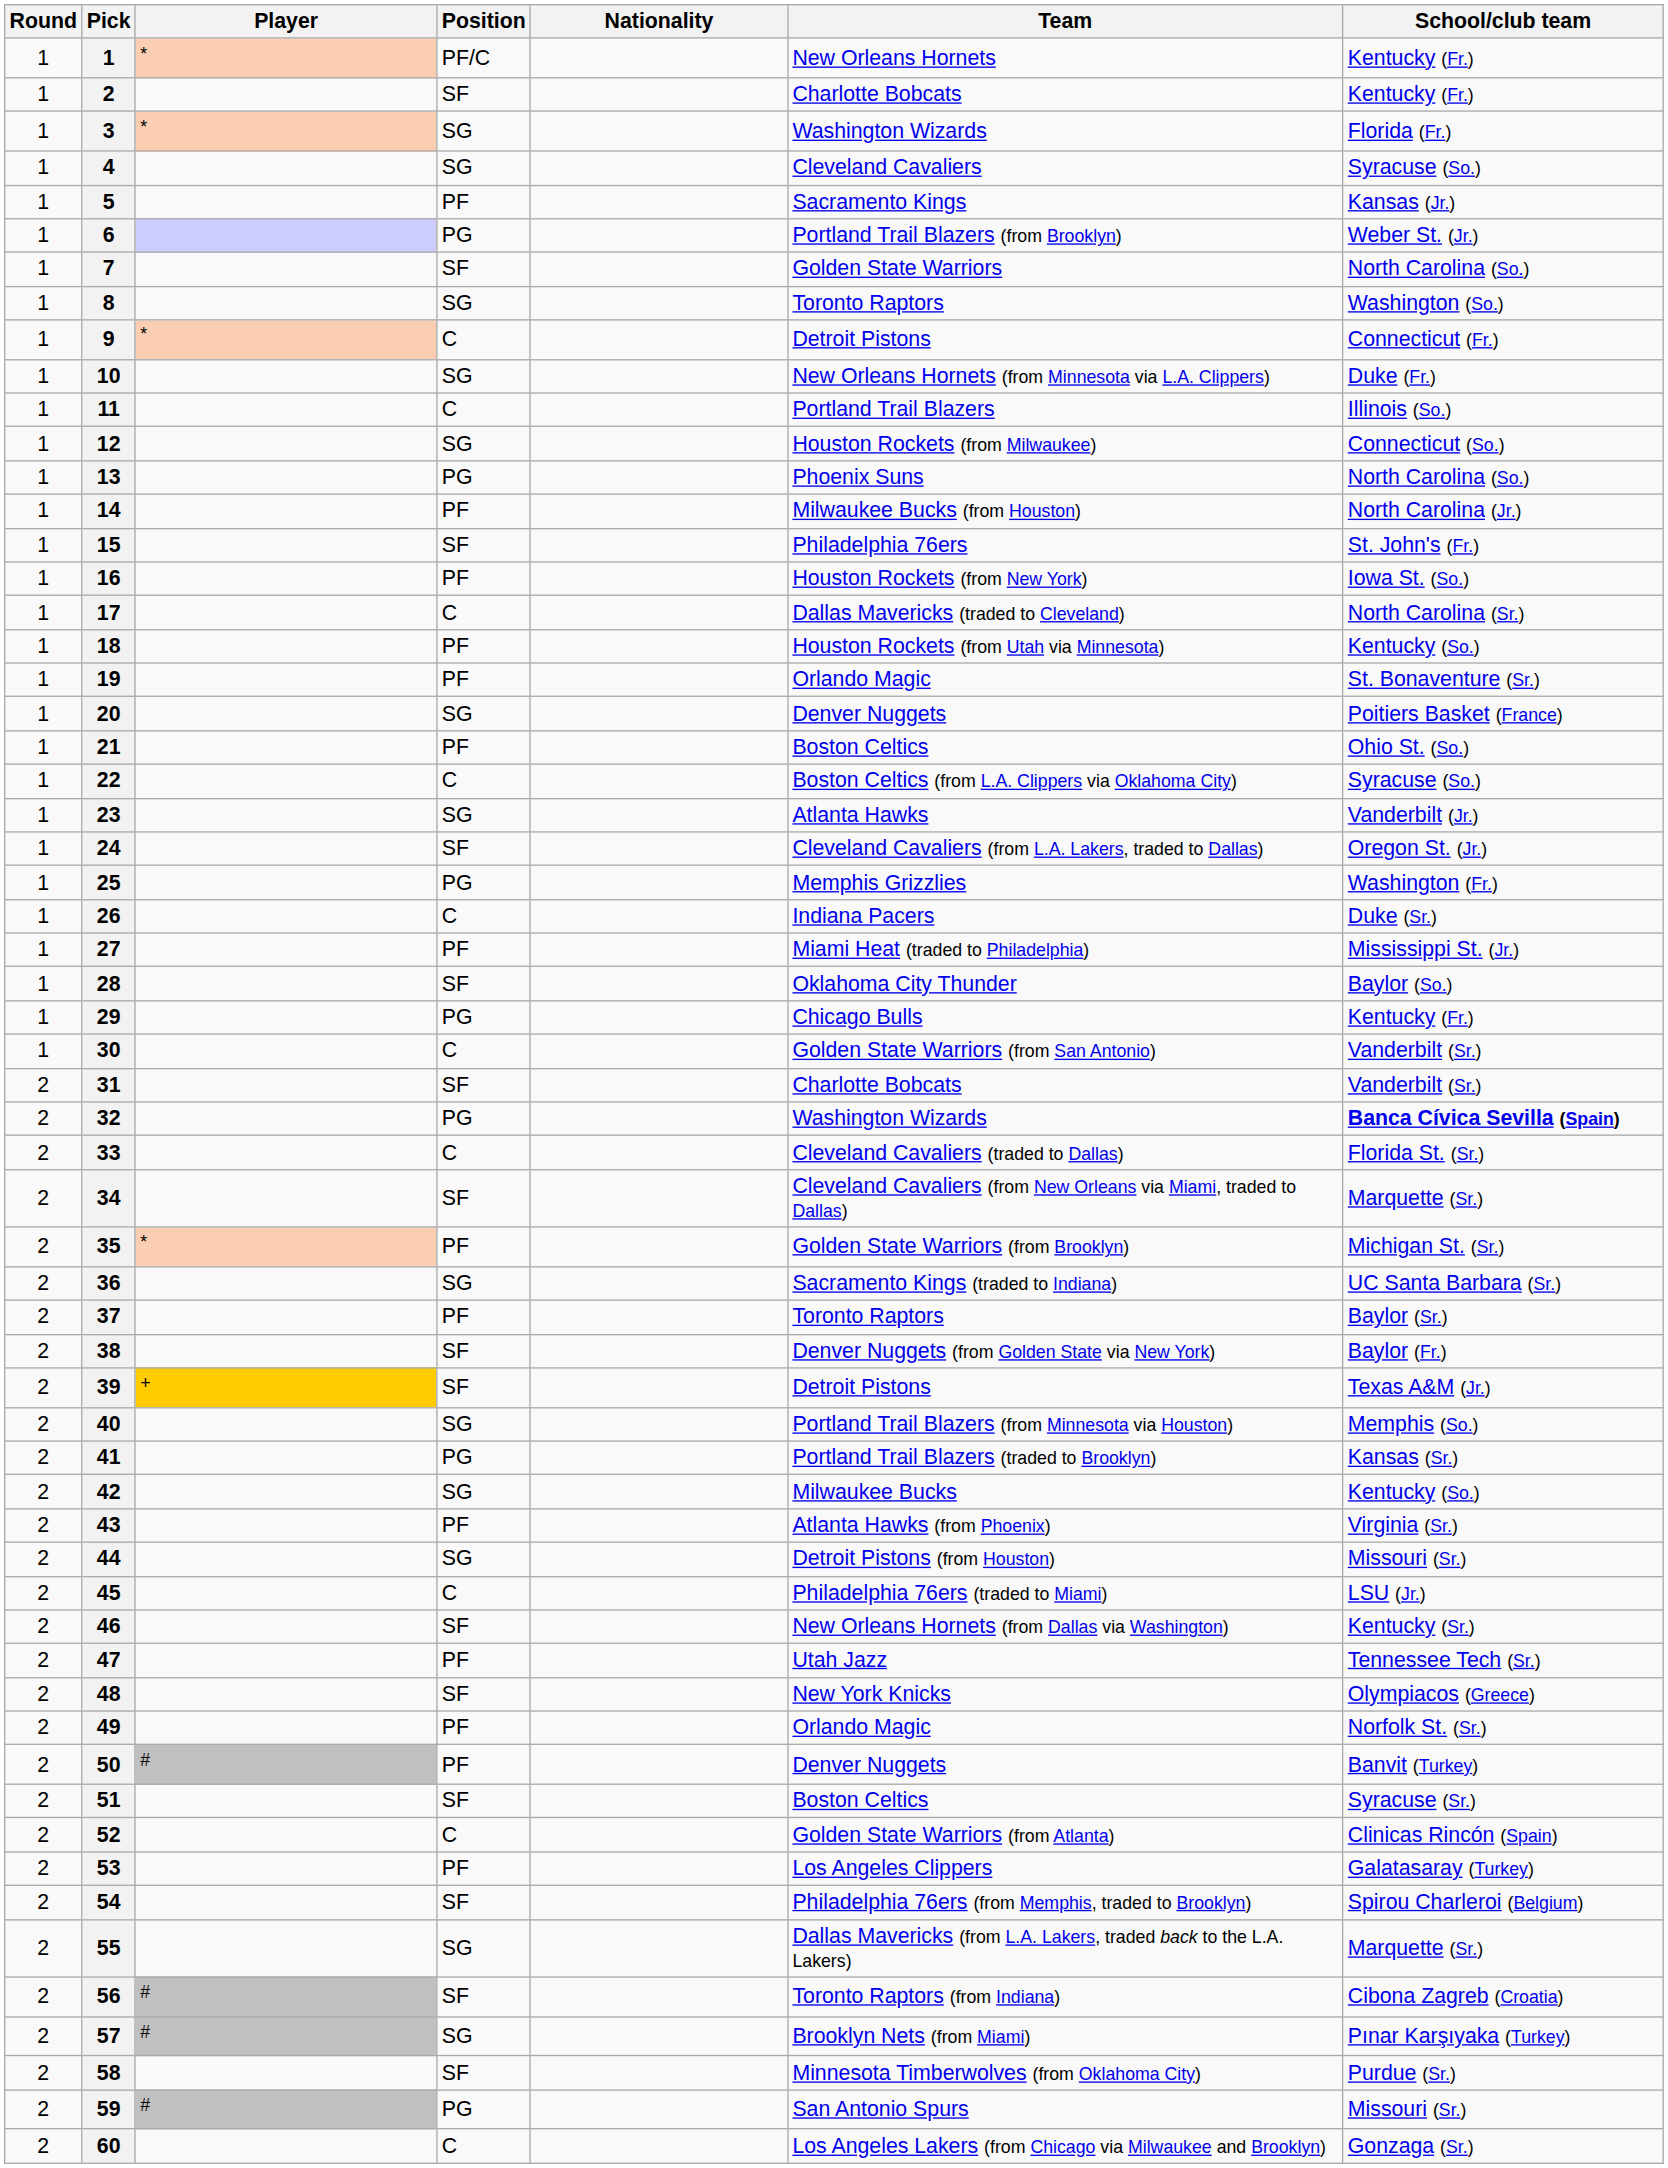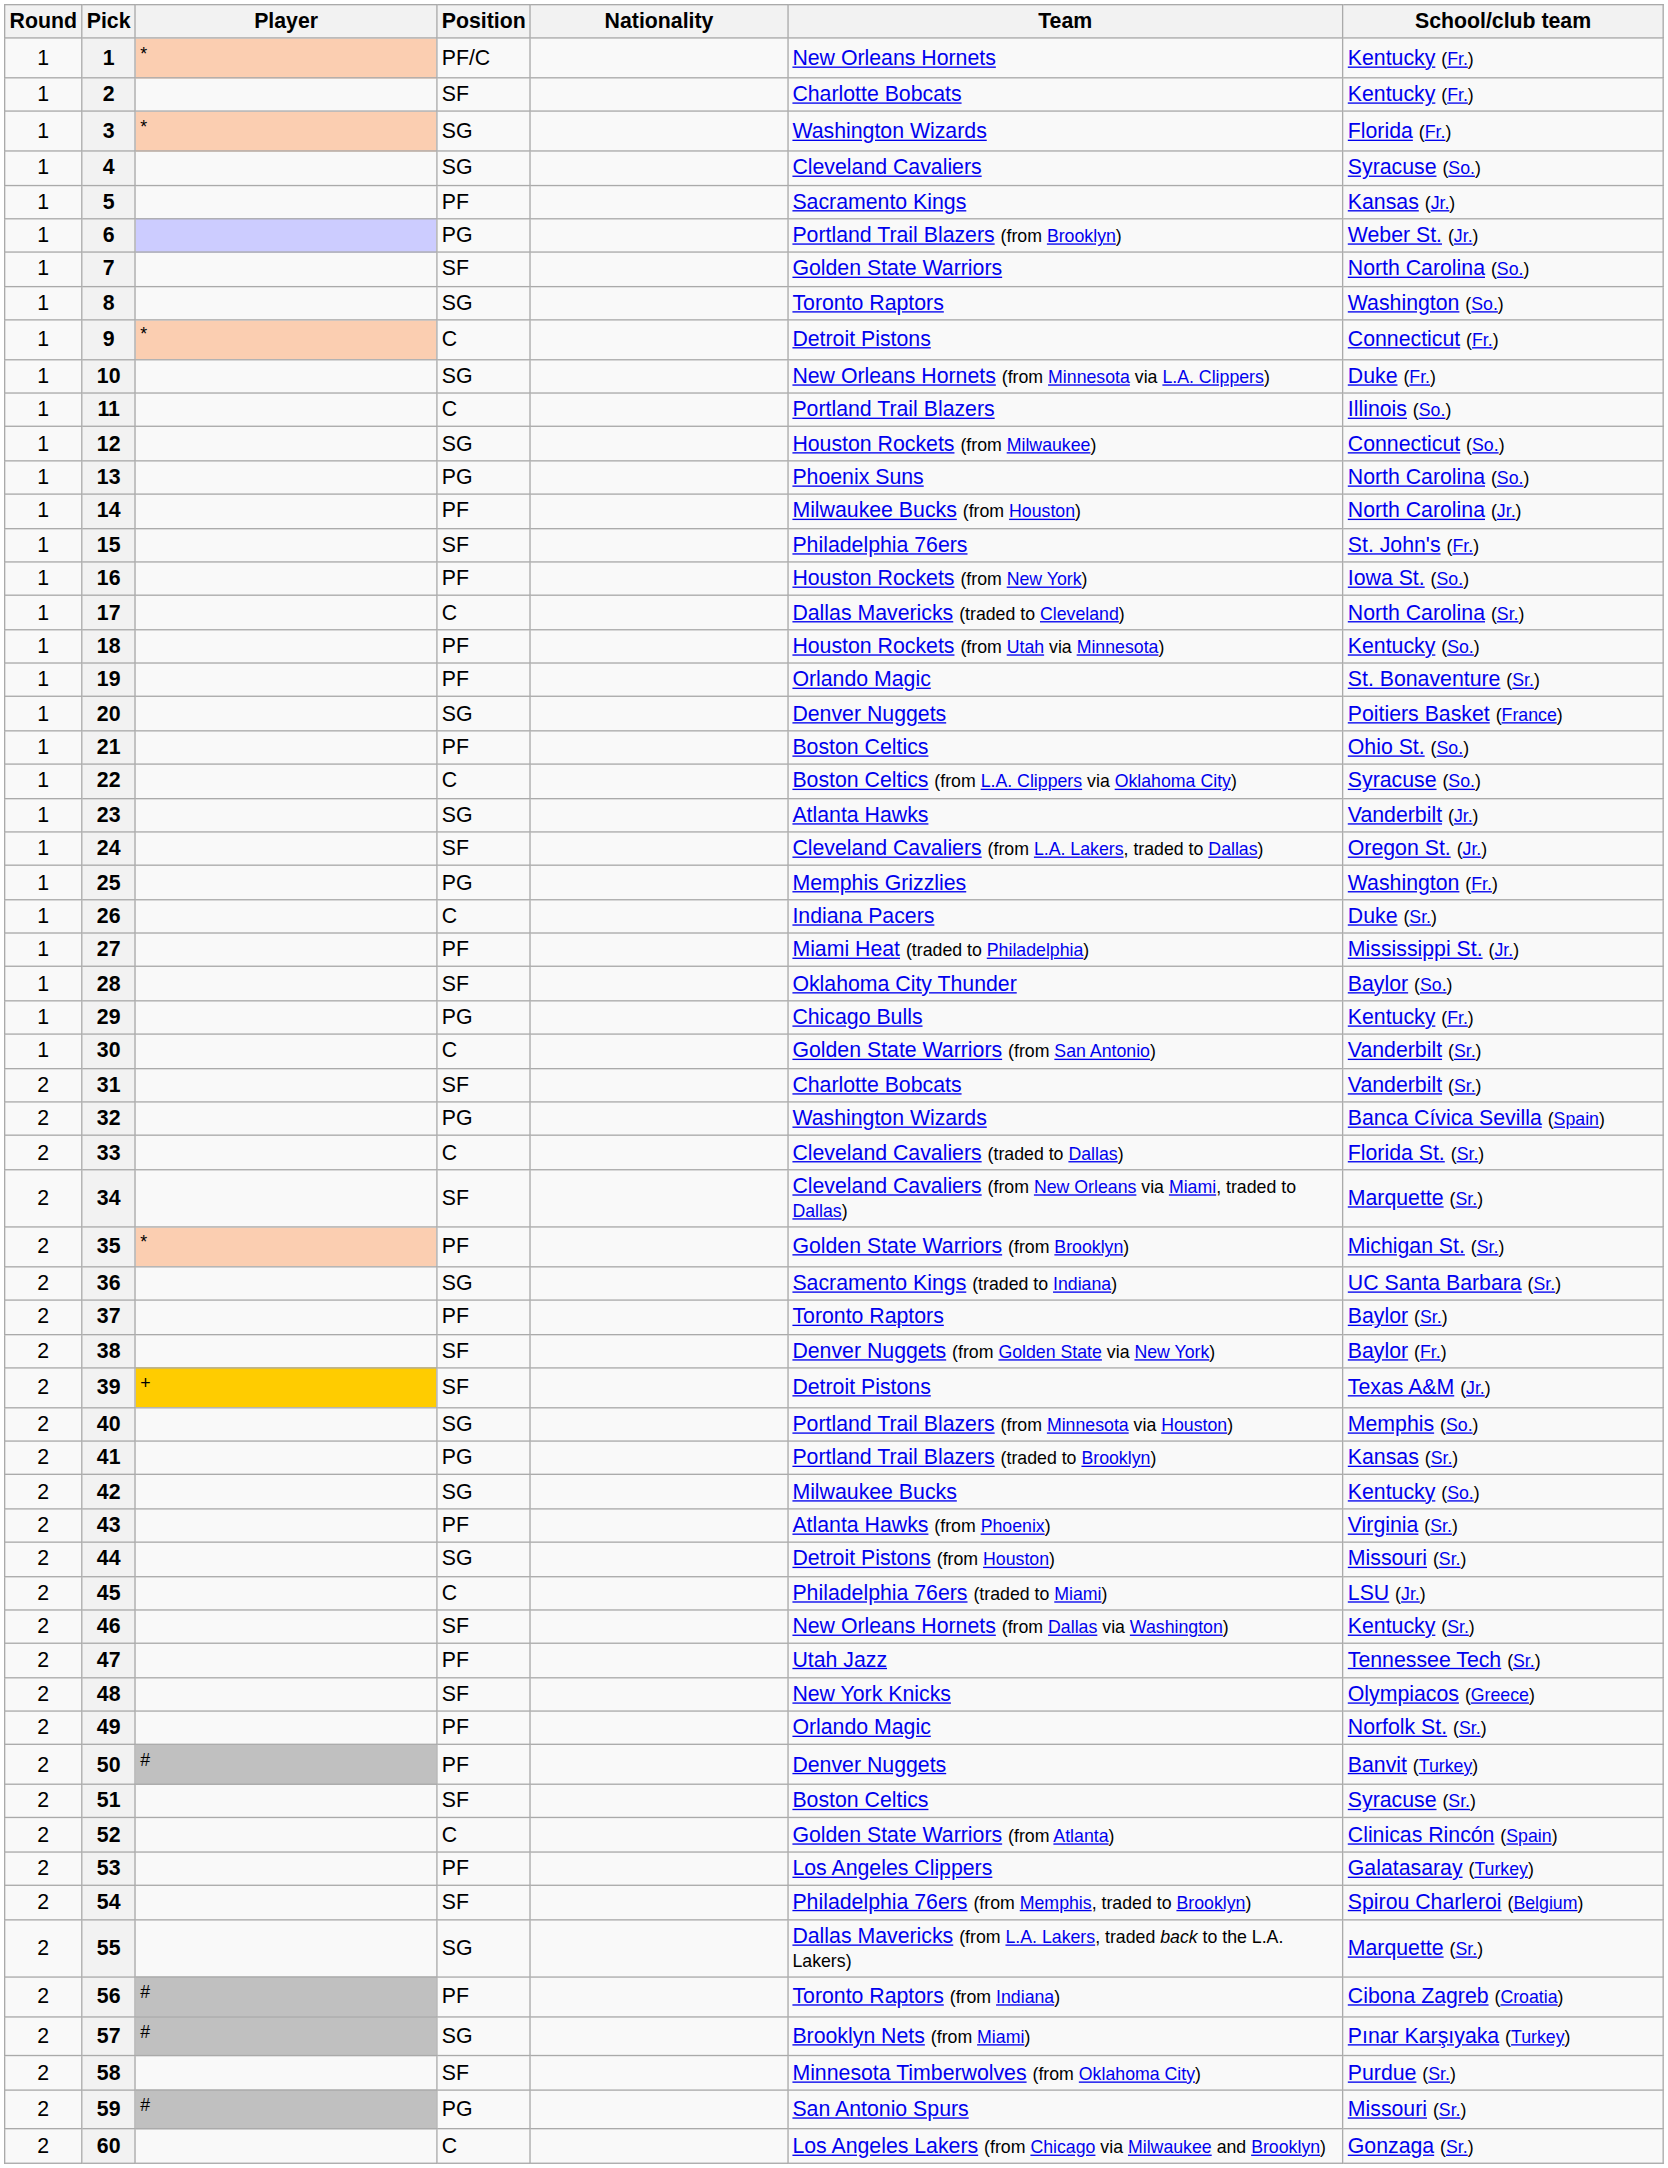(1484, 1118) bold -> (1476, 1118) normal
(455, 1996) SF -> (455, 1996) PF
